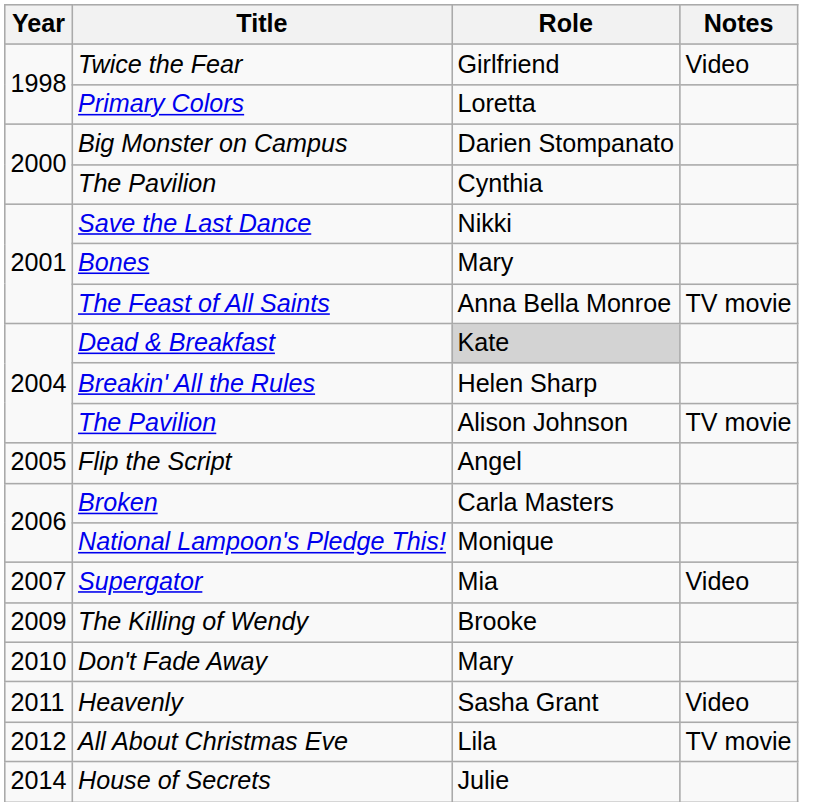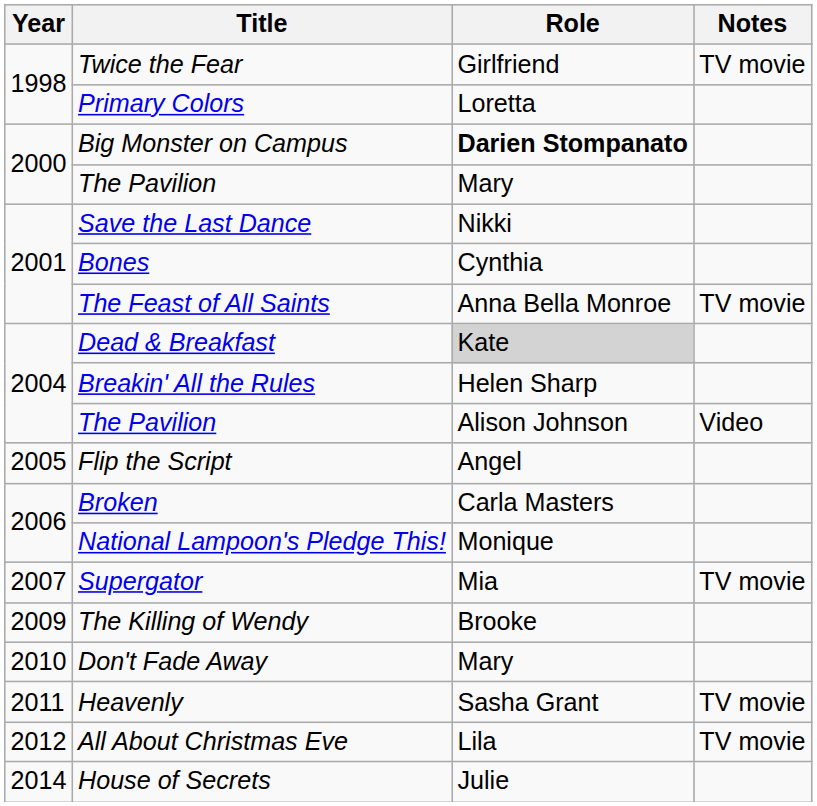(717, 64) Video -> (752, 64) TV movie
(566, 143) normal -> (573, 143) bold
(500, 183) Cynthia -> (485, 183) Mary
(485, 263) Mary -> (500, 263) Cynthia
(739, 422) TV movie -> (731, 422) Video
(717, 582) Video -> (752, 582) TV movie
(717, 701) Video -> (752, 701) TV movie
